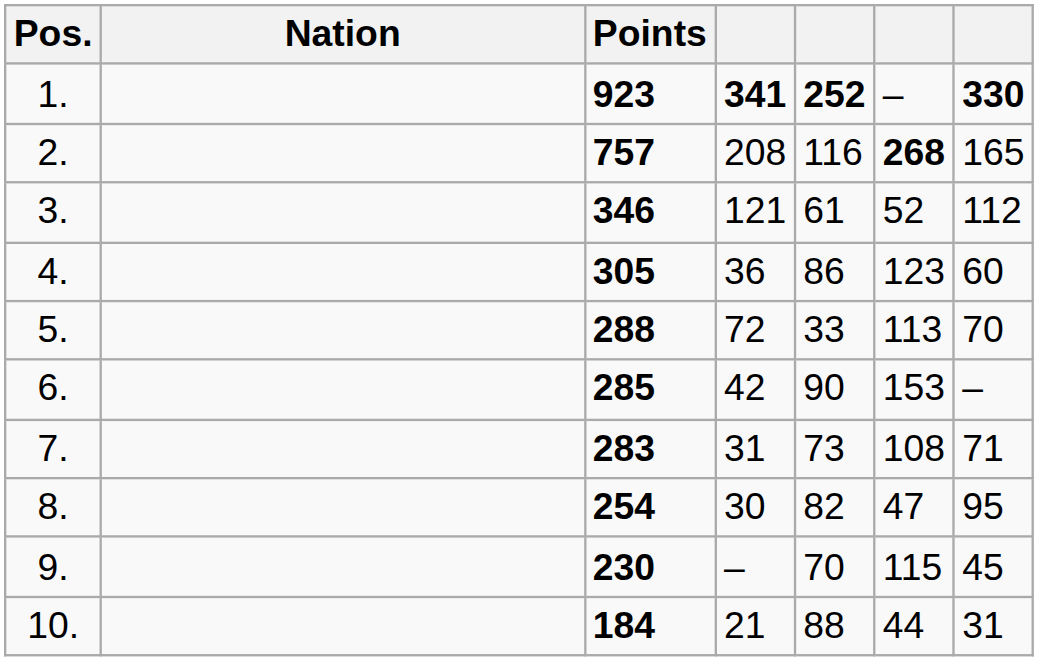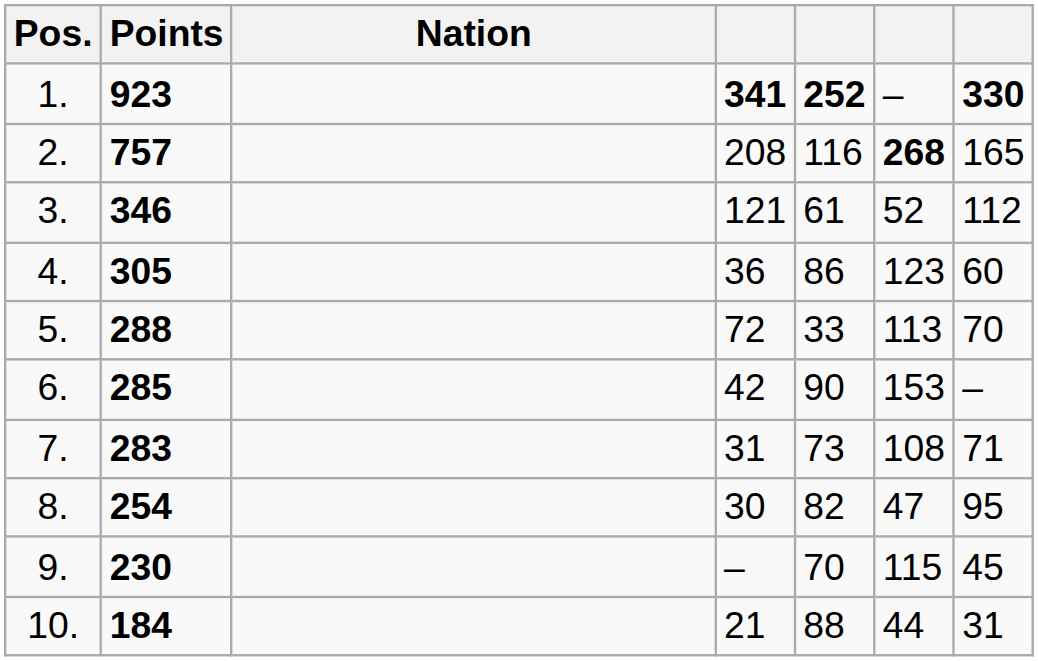columns swapped: (343, 34) <-> (650, 34)
